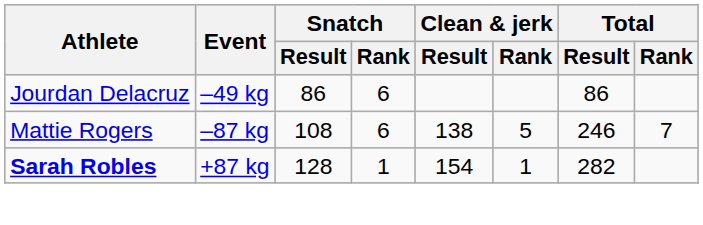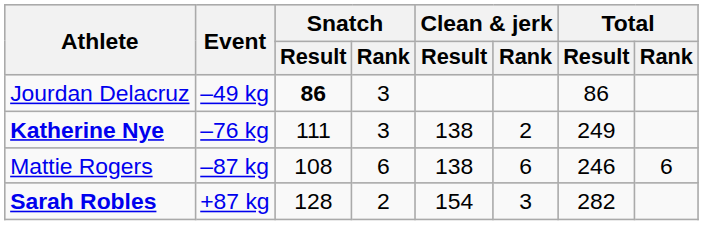(313, 94) normal -> (313, 94) bold
(383, 94) 6 -> (383, 94) 3
+ row: (87, 130)
(526, 130) 5 -> (526, 166) 6
(666, 130) 7 -> (666, 166) 6
(383, 166) 1 -> (383, 202) 2
(526, 166) 1 -> (526, 202) 3
